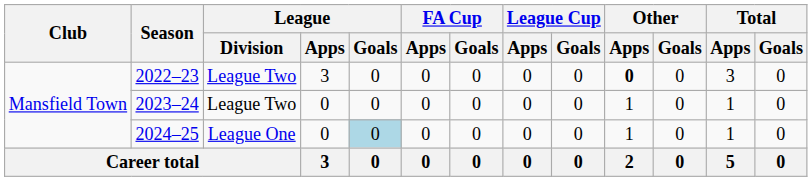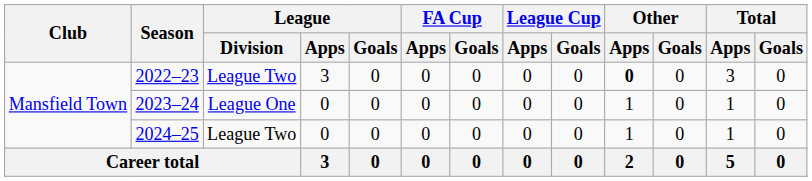(252, 104) League Two -> (252, 104) League One
(252, 133) League One -> (252, 133) League Two
(375, 133) lightblue background -> (375, 133) no background
